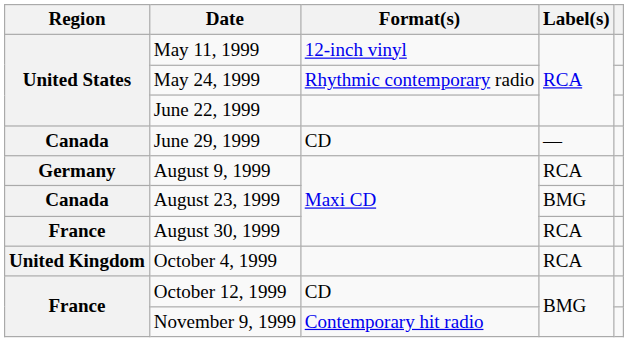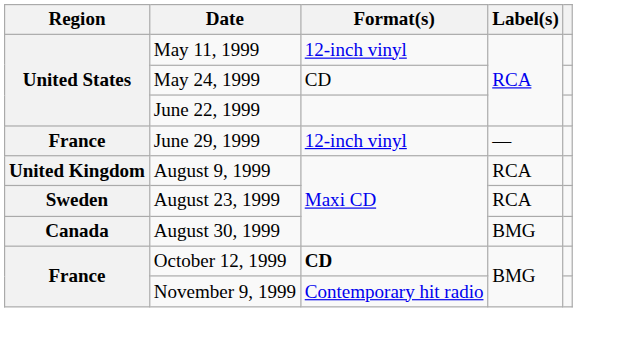(419, 79) Rhythmic contemporary radio -> (318, 79) CD
(77, 140) Canada -> (77, 140) France
(318, 140) CD -> (356, 140) 12-inch vinyl
(77, 170) Germany -> (77, 170) United Kingdom
(77, 200) Canada -> (77, 200) Sweden
(565, 200) BMG -> (512, 200) RCA
(77, 230) France -> (77, 230) Canada
(563, 230) RCA -> (514, 230) BMG
- row: (215, 261)
(318, 291) normal -> (318, 261) bold
